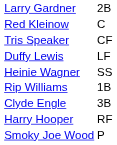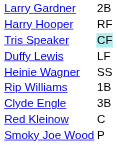rows swapped: (39, 119) <-> (36, 24)
(105, 40) no background -> (105, 40) paleturquoise background
